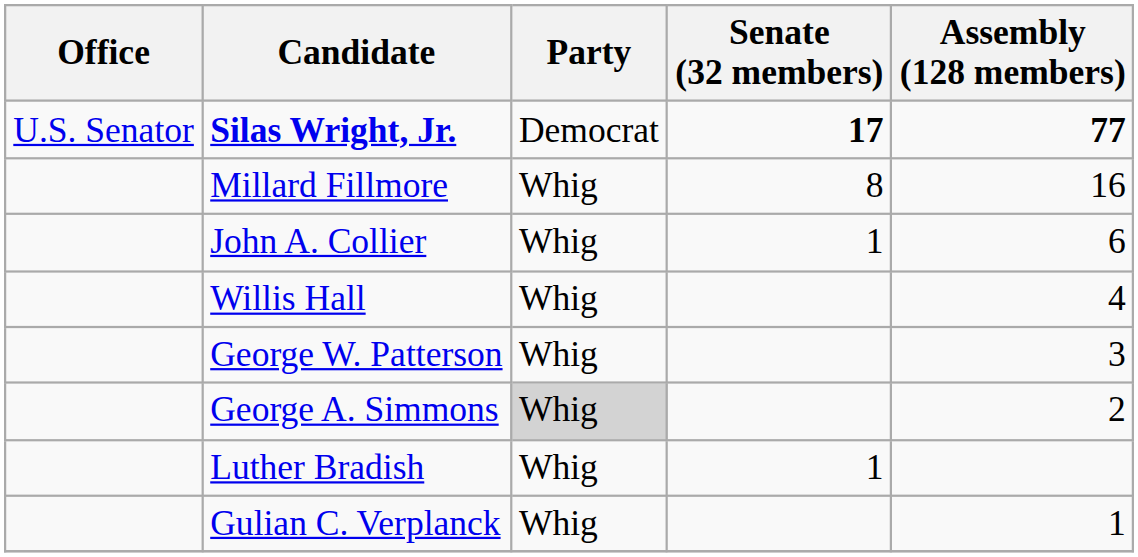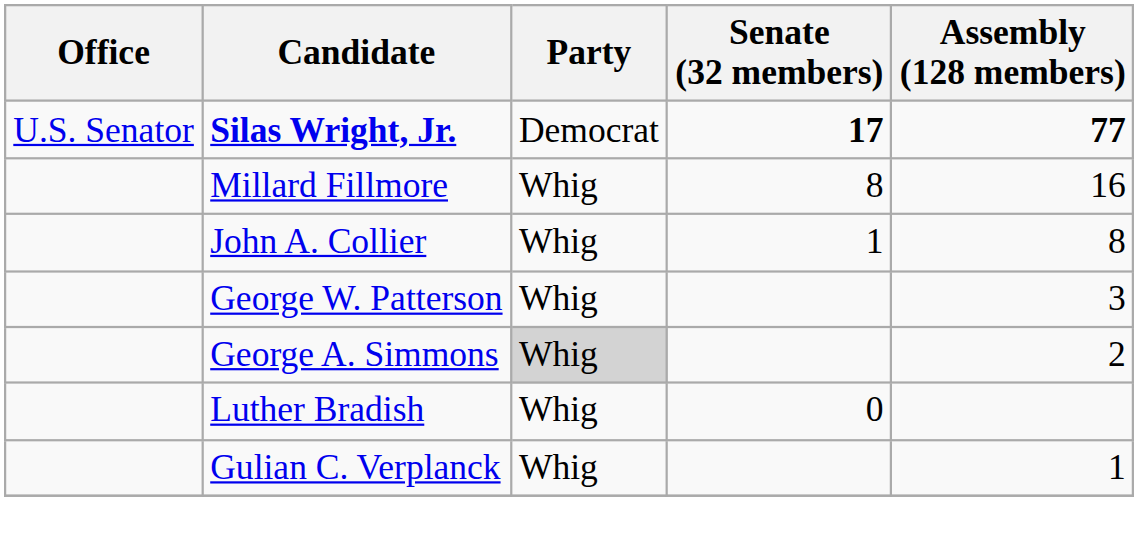(1117, 241) 6 -> (1117, 241) 8
- row: (288, 297)
(875, 466) 1 -> (875, 410) 0
